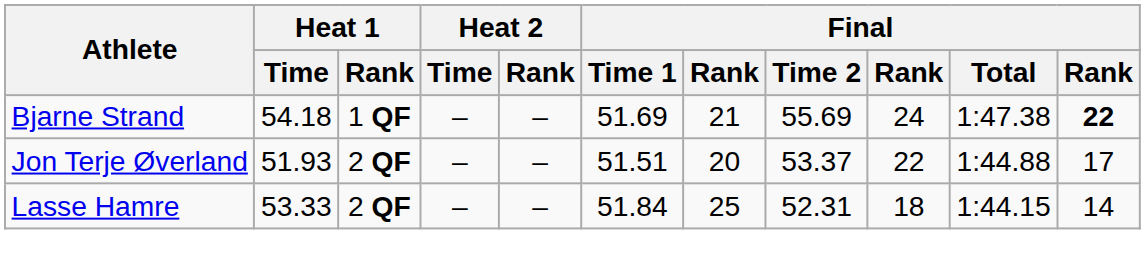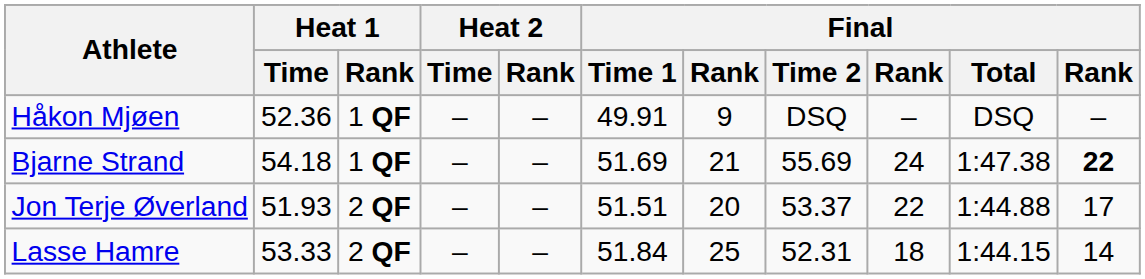+ row: (95, 117)
